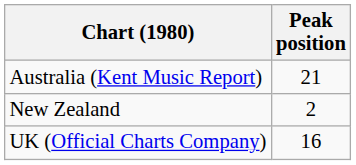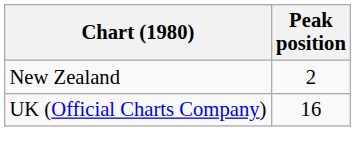- row: (136, 76)
